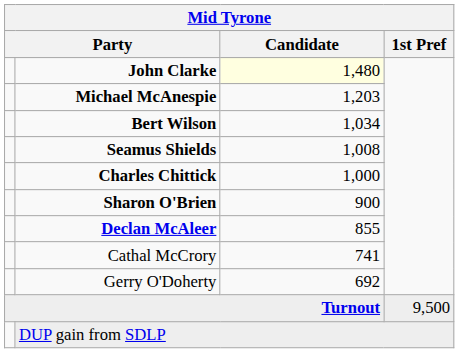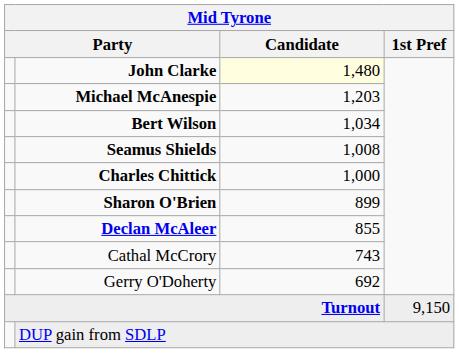(368, 202) 900 -> (368, 202) 899
(368, 255) 741 -> (368, 255) 743
(431, 307) 9,500 -> (431, 307) 9,150
